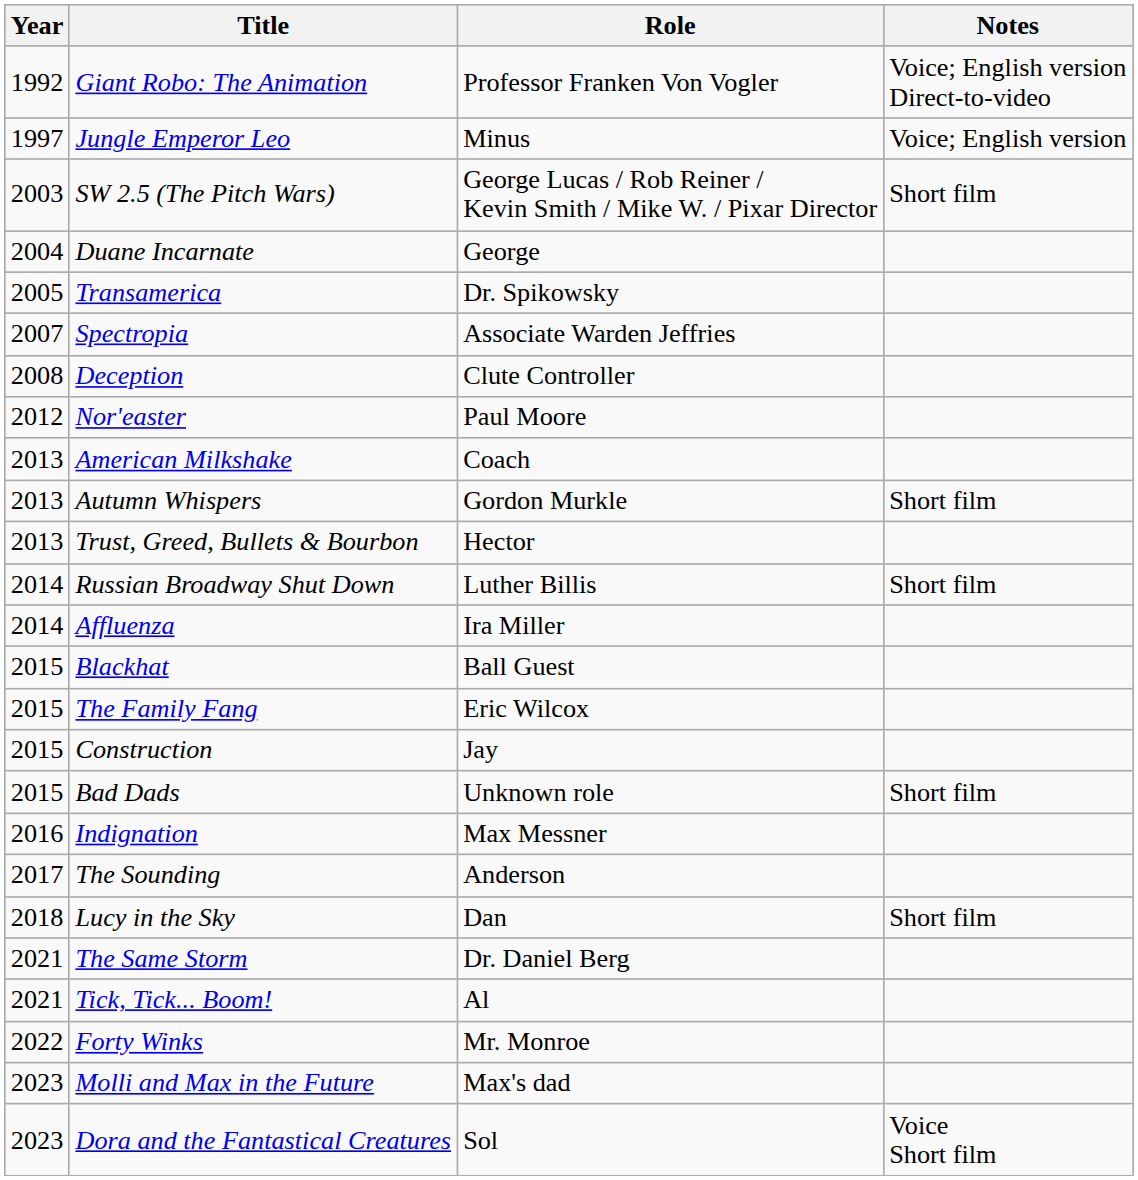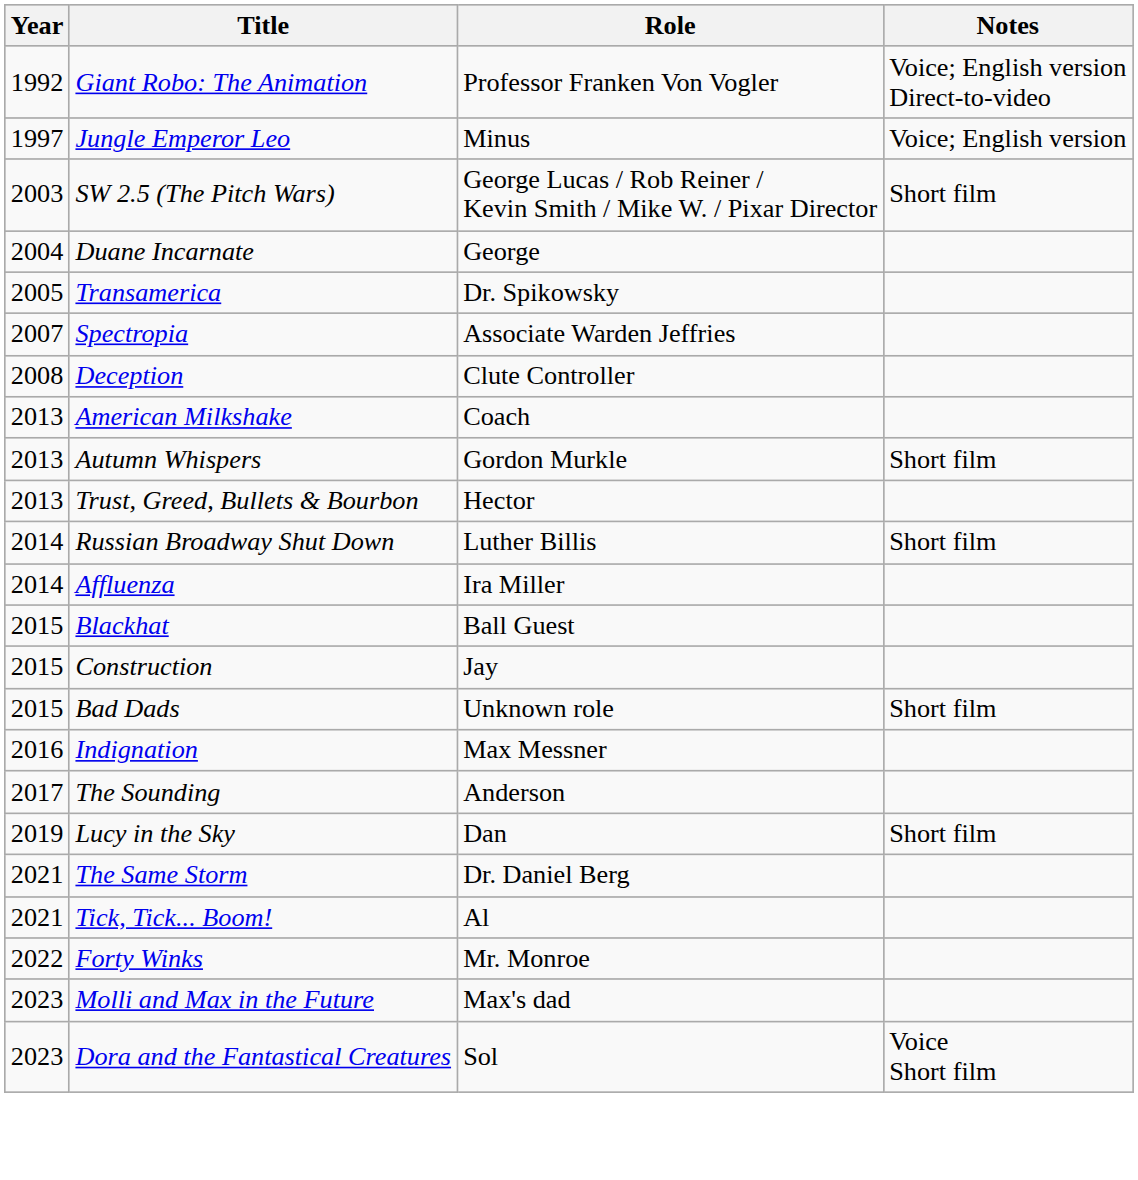- row: (131, 417)
- row: (167, 708)
(37, 916) 2018 -> (37, 833) 2019
